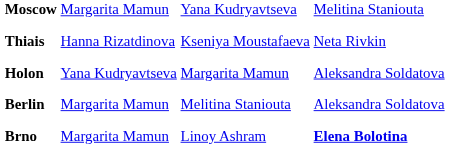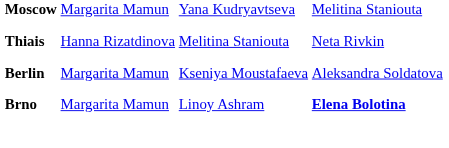(245, 41) Kseniya Moustafaeva -> (234, 41) Melitina Staniouta
- row: (24, 73)
(236, 104) Melitina Staniouta -> (243, 73) Kseniya Moustafaeva
